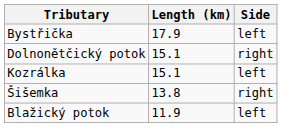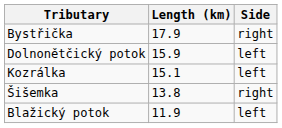(252, 34) left -> (255, 34) right
(166, 54) 15.1 -> (166, 54) 15.9
(255, 54) right -> (252, 54) left
